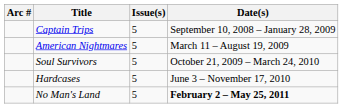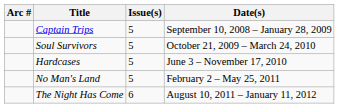- row: (81, 45)
(230, 95) bold -> (223, 78) normal
+ row: (80, 95)
